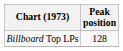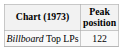(100, 38) 128 -> (100, 38) 122
